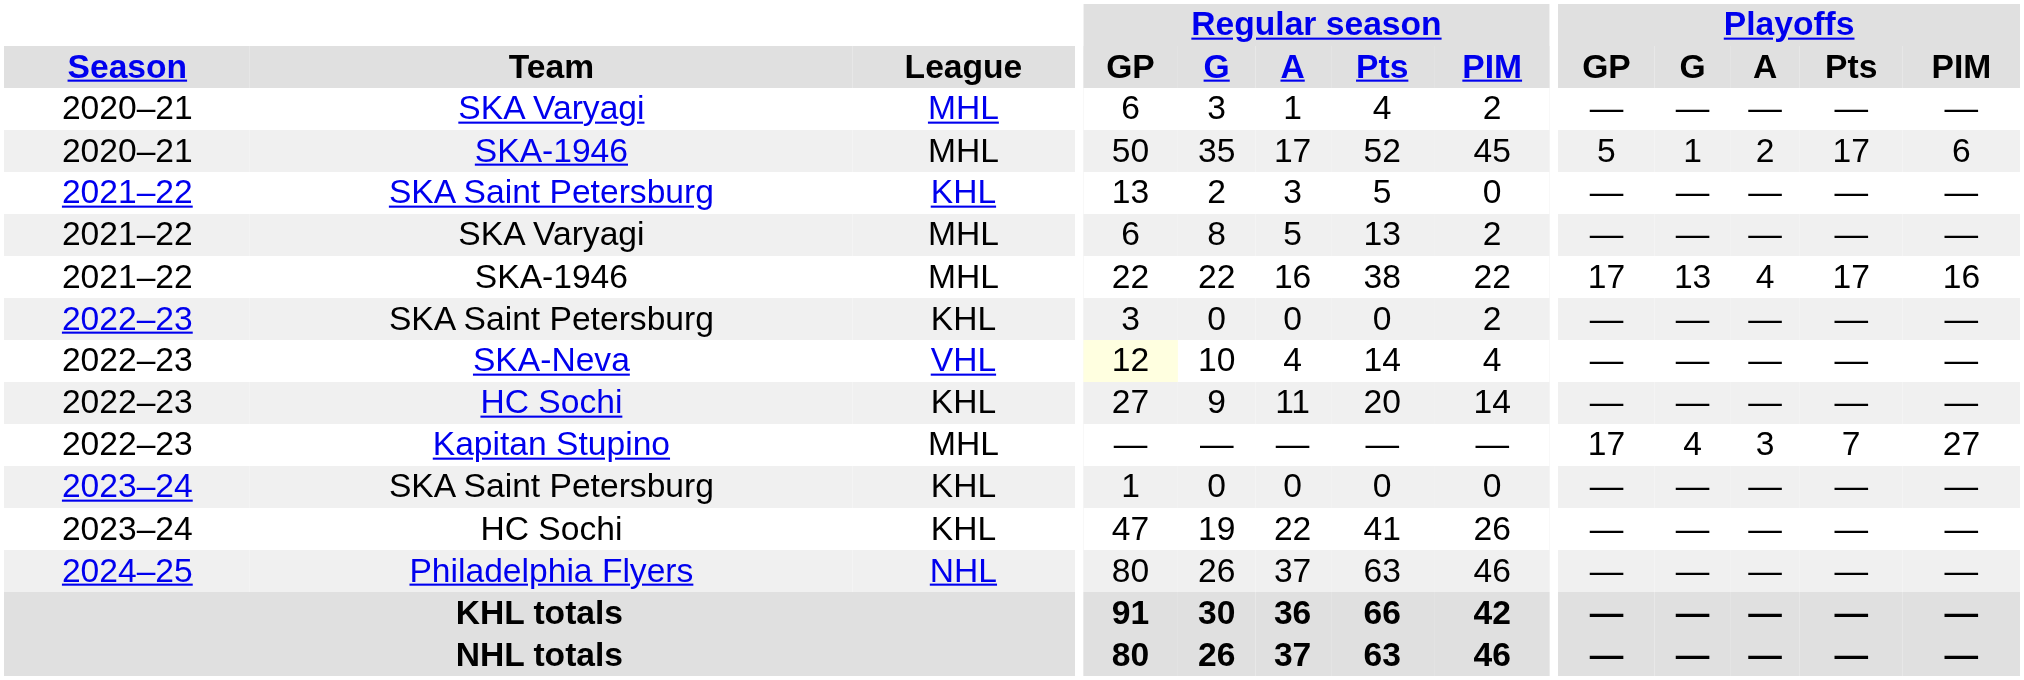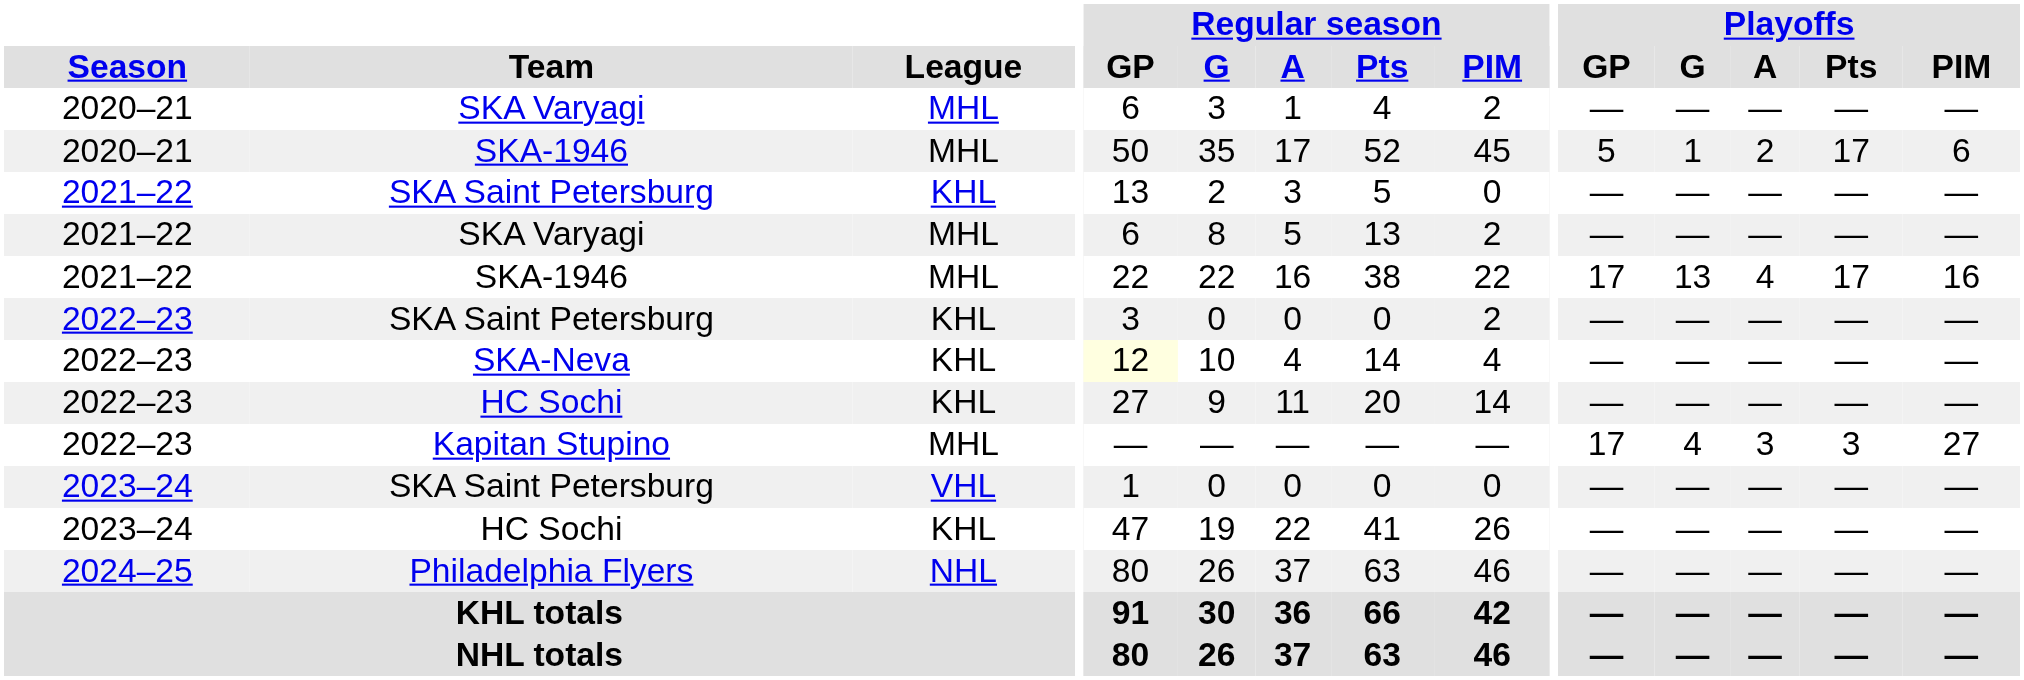(963, 360) VHL -> (963, 360) KHL
(1851, 444) 7 -> (1851, 444) 3
(963, 486) KHL -> (963, 486) VHL
